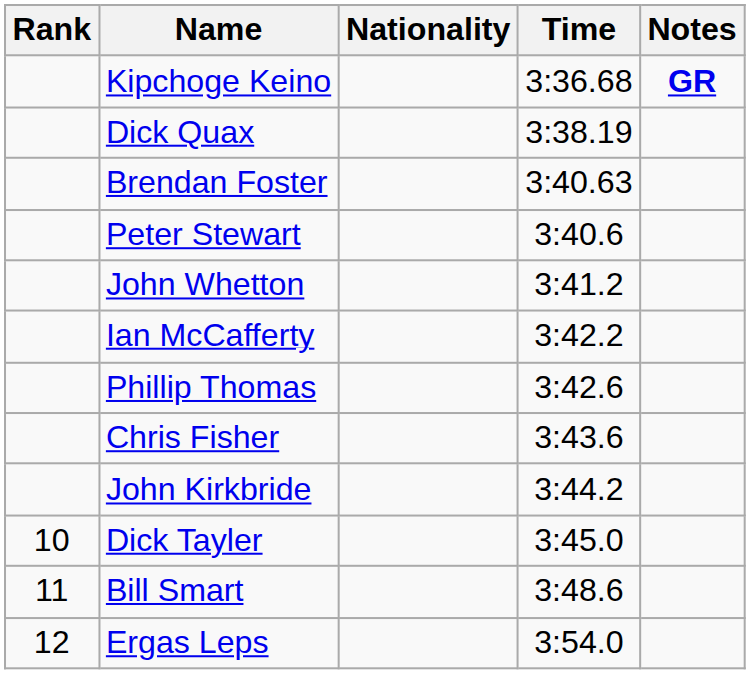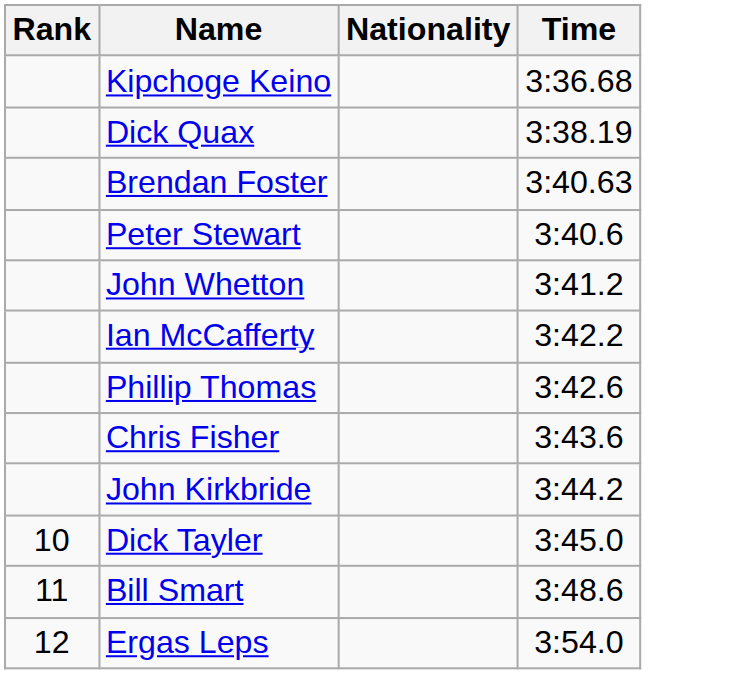- column: (692, 30)
